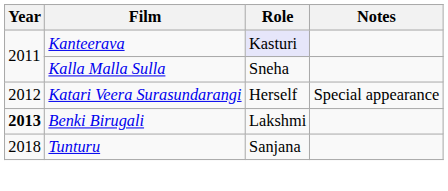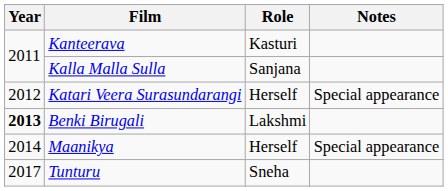(273, 43) lavender background -> (273, 43) no background
(269, 69) Sneha -> (275, 69) Sanjana
+ row: (81, 146)
(25, 146) 2018 -> (25, 172) 2017
(275, 146) Sanjana -> (269, 172) Sneha
